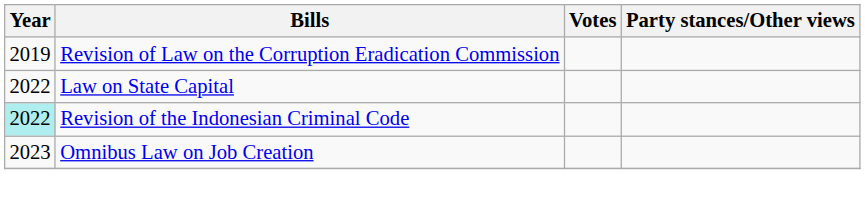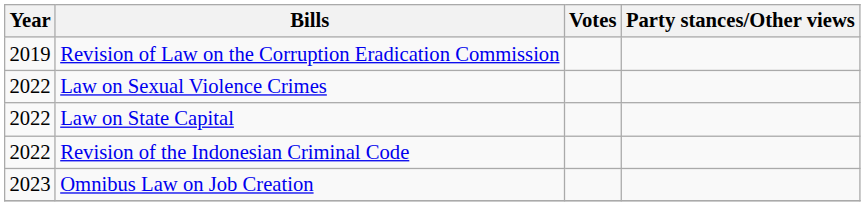+ row: (194, 86)
(30, 119) paleturquoise background -> (30, 151) no background
